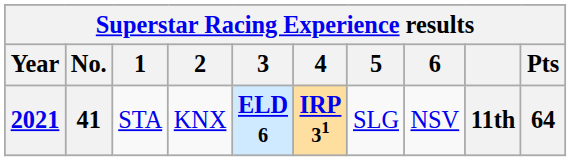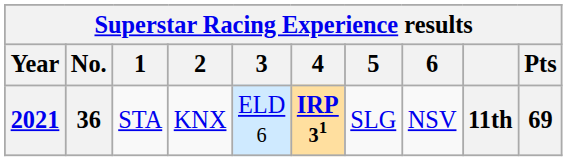(89, 119) 41 -> (89, 119) 36
(263, 119) bold -> (262, 118) normal
(543, 119) 64 -> (540, 119) 69
